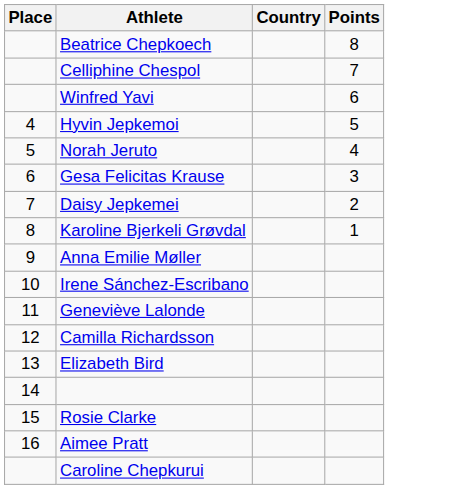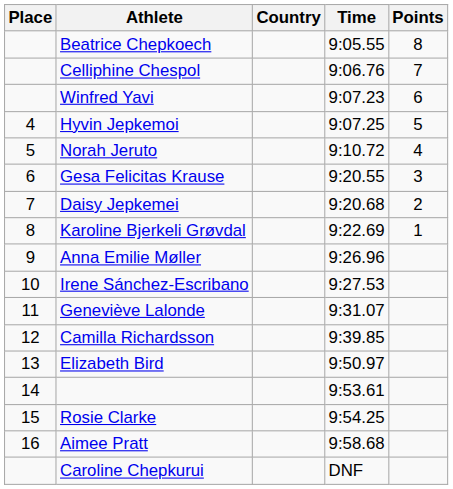+ column: (357, 17)
